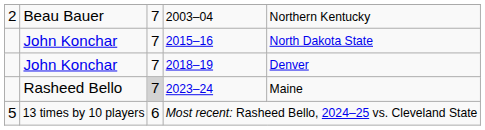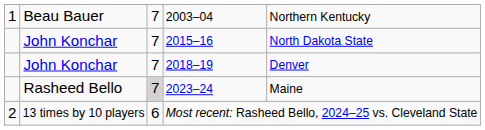(12, 16) 2 -> (12, 16) 1
(12, 112) 5 -> (12, 112) 2
